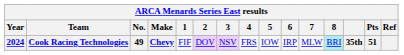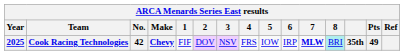(15, 42) 2024 -> (15, 42) 2025
(139, 42) 49 -> (139, 42) 42
(312, 42) normal -> (312, 42) bold
(373, 42) 51 -> (374, 42) 49
